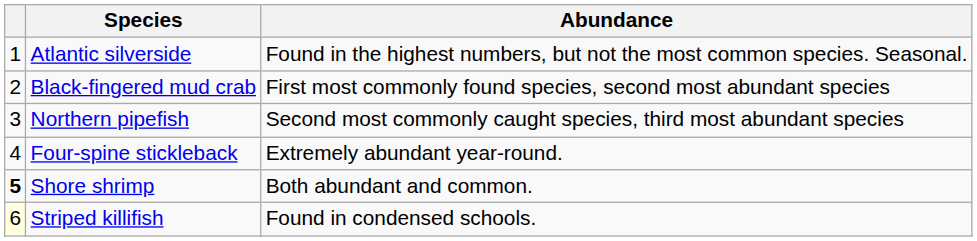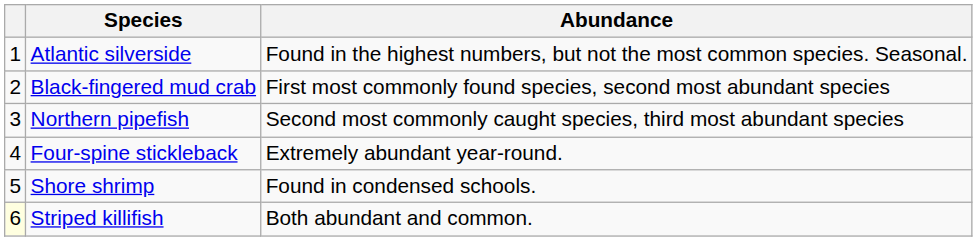(15, 185) bold -> (15, 185) normal
(399, 185) Both abundant and common. -> (401, 185) Found in condensed schools.
(401, 218) Found in condensed schools. -> (399, 218) Both abundant and common.
